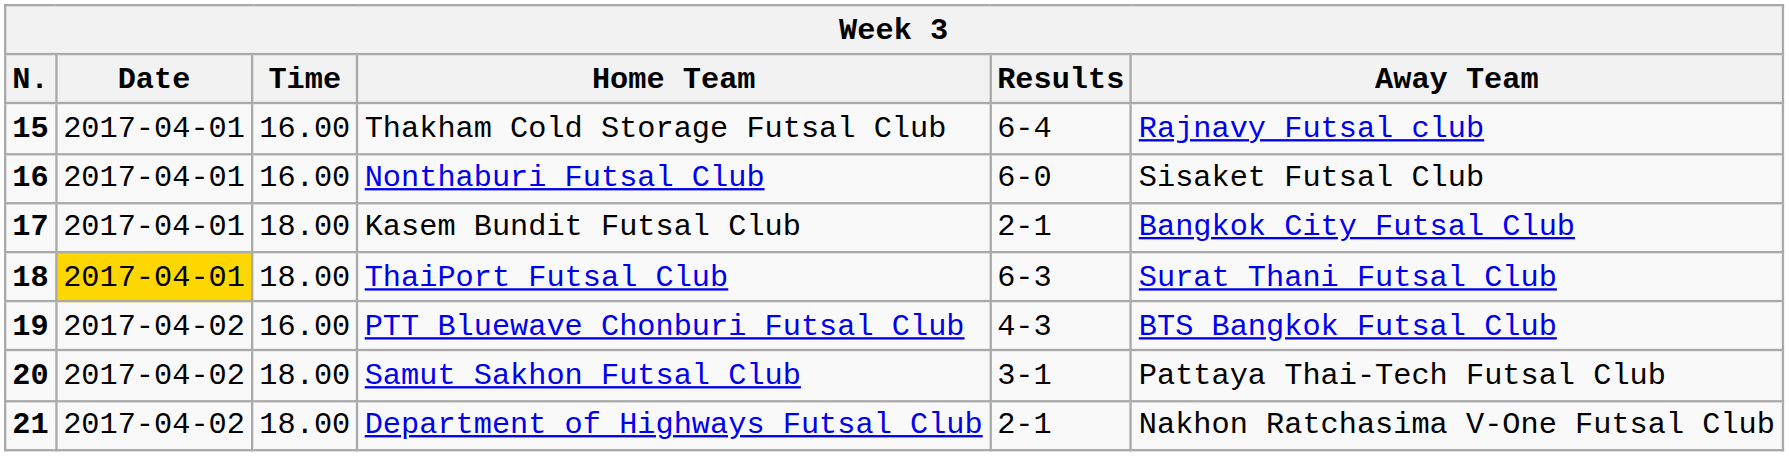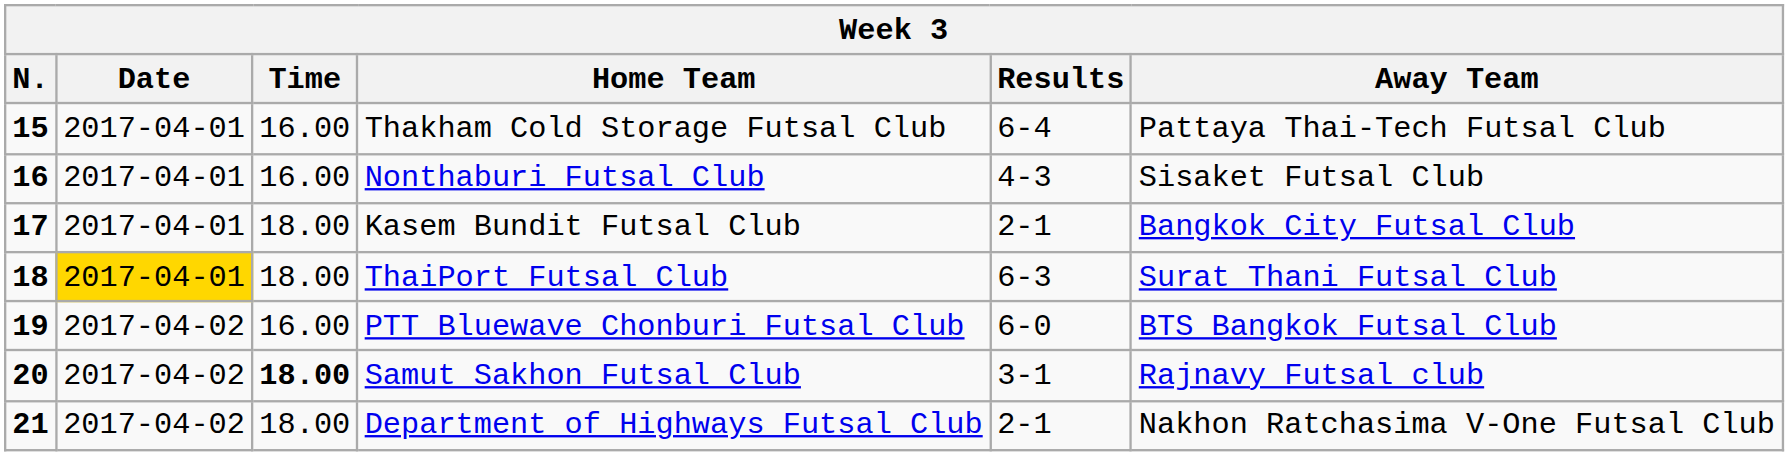(1311, 129) Rajnavy Futsal club -> (1402, 129) Pattaya Thai-Tech Futsal Club
(1024, 178) 6-0 -> (1024, 178) 4-3
(1024, 326) 4-3 -> (1024, 326) 6-0
(305, 375) normal -> (305, 375) bold
(1402, 375) Pattaya Thai-Tech Futsal Club -> (1311, 375) Rajnavy Futsal club
